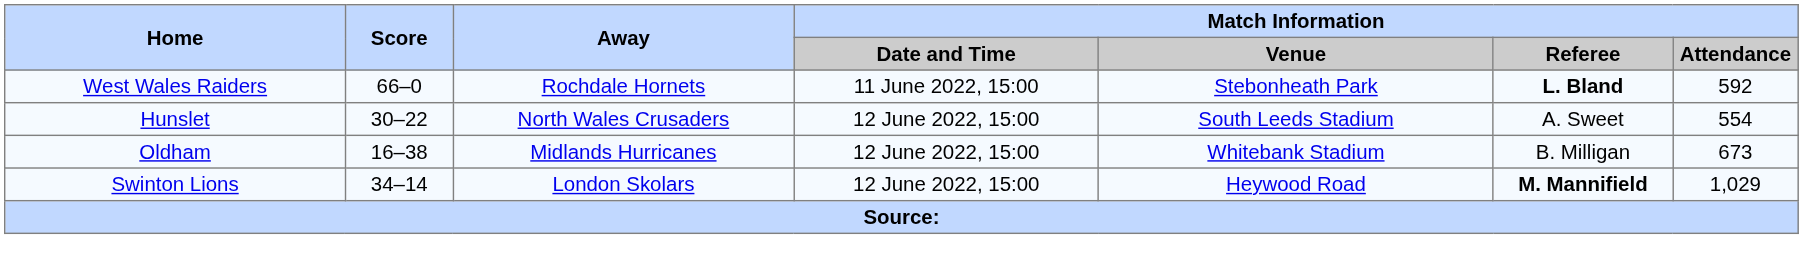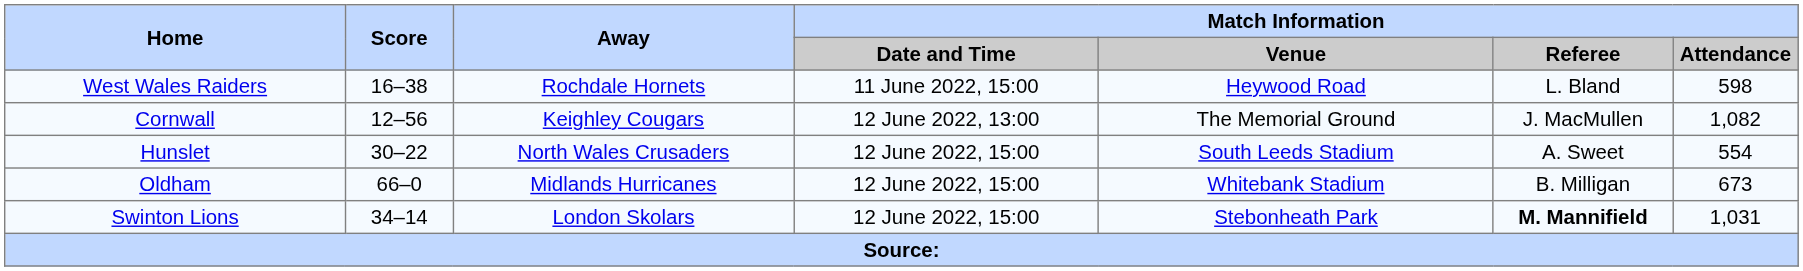(399, 86) 66–0 -> (399, 86) 16–38
(1296, 86) Stebonheath Park -> (1296, 86) Heywood Road
(1583, 86) bold -> (1583, 86) normal
(1735, 86) 592 -> (1735, 86) 598
+ row: (175, 119)
(399, 152) 16–38 -> (399, 184) 66–0
(1296, 184) Heywood Road -> (1296, 217) Stebonheath Park
(1735, 184) 1,029 -> (1735, 217) 1,031
